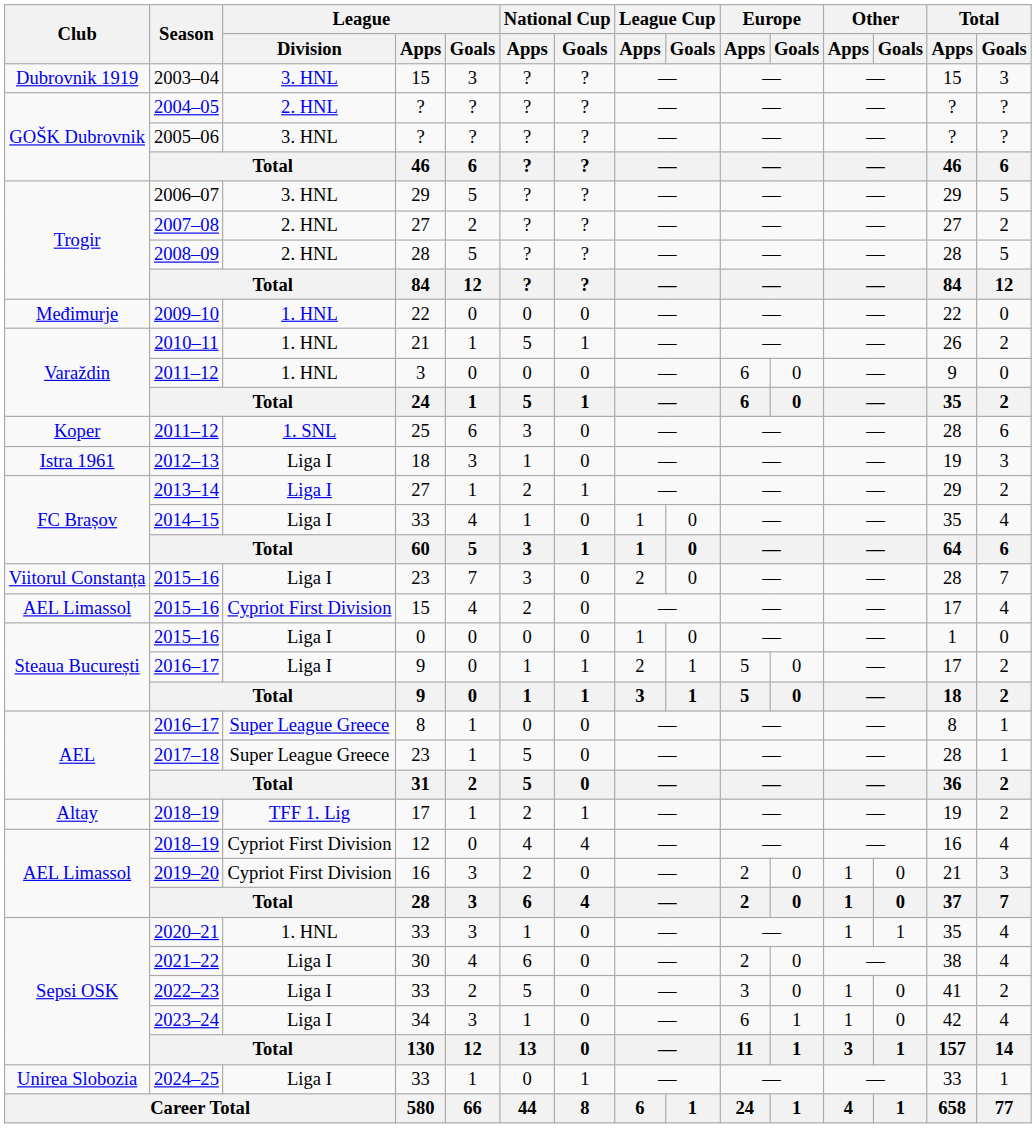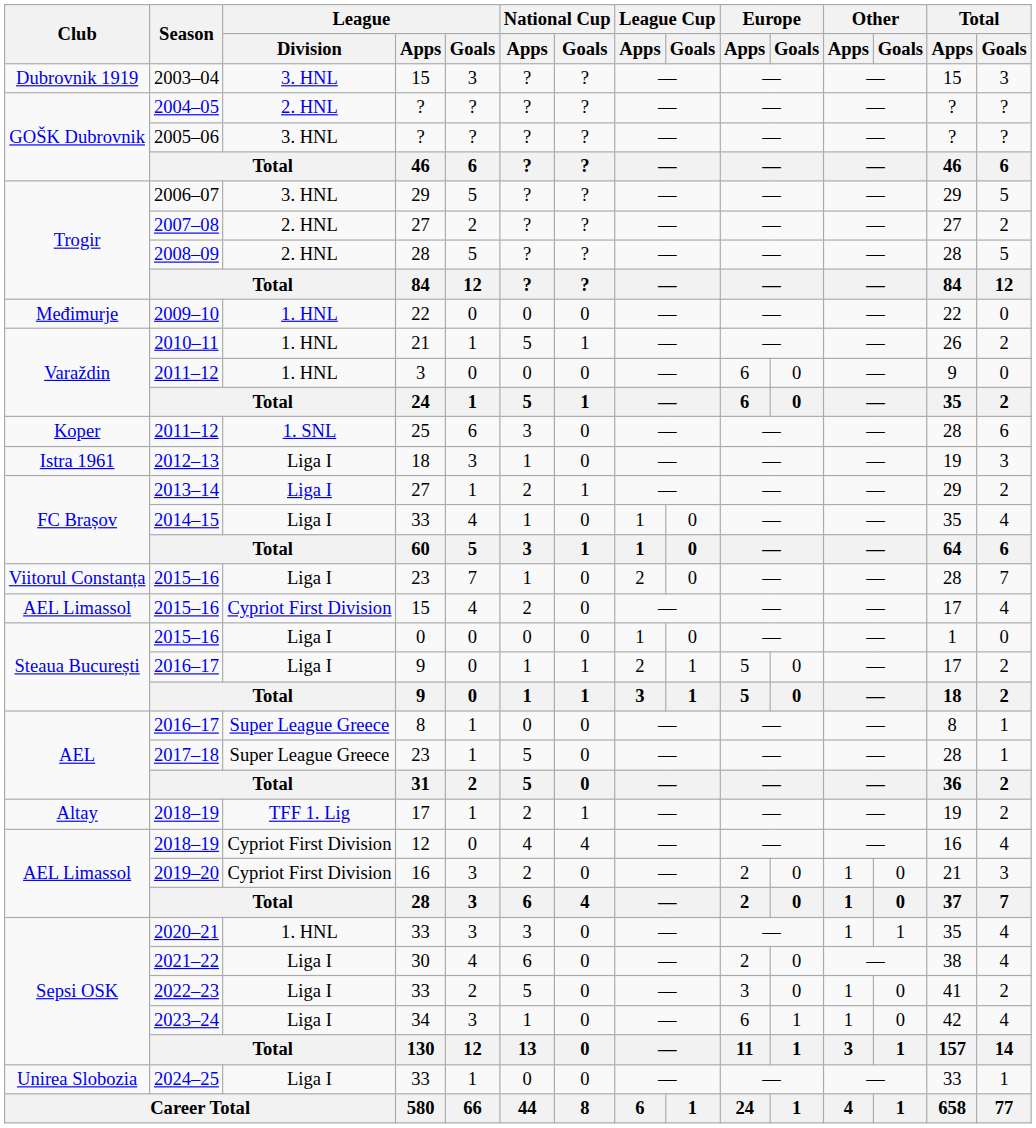(527, 578) 3 -> (527, 578) 1
(527, 931) 1 -> (527, 931) 3
(585, 1078) 1 -> (585, 1078) 0
